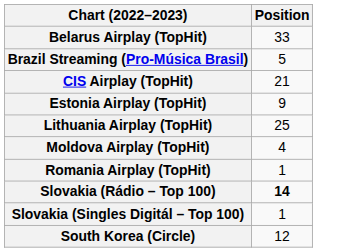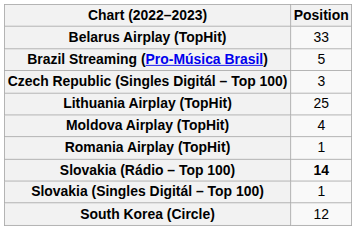- row: (128, 81)
+ row: (148, 81)
- row: (128, 103)
